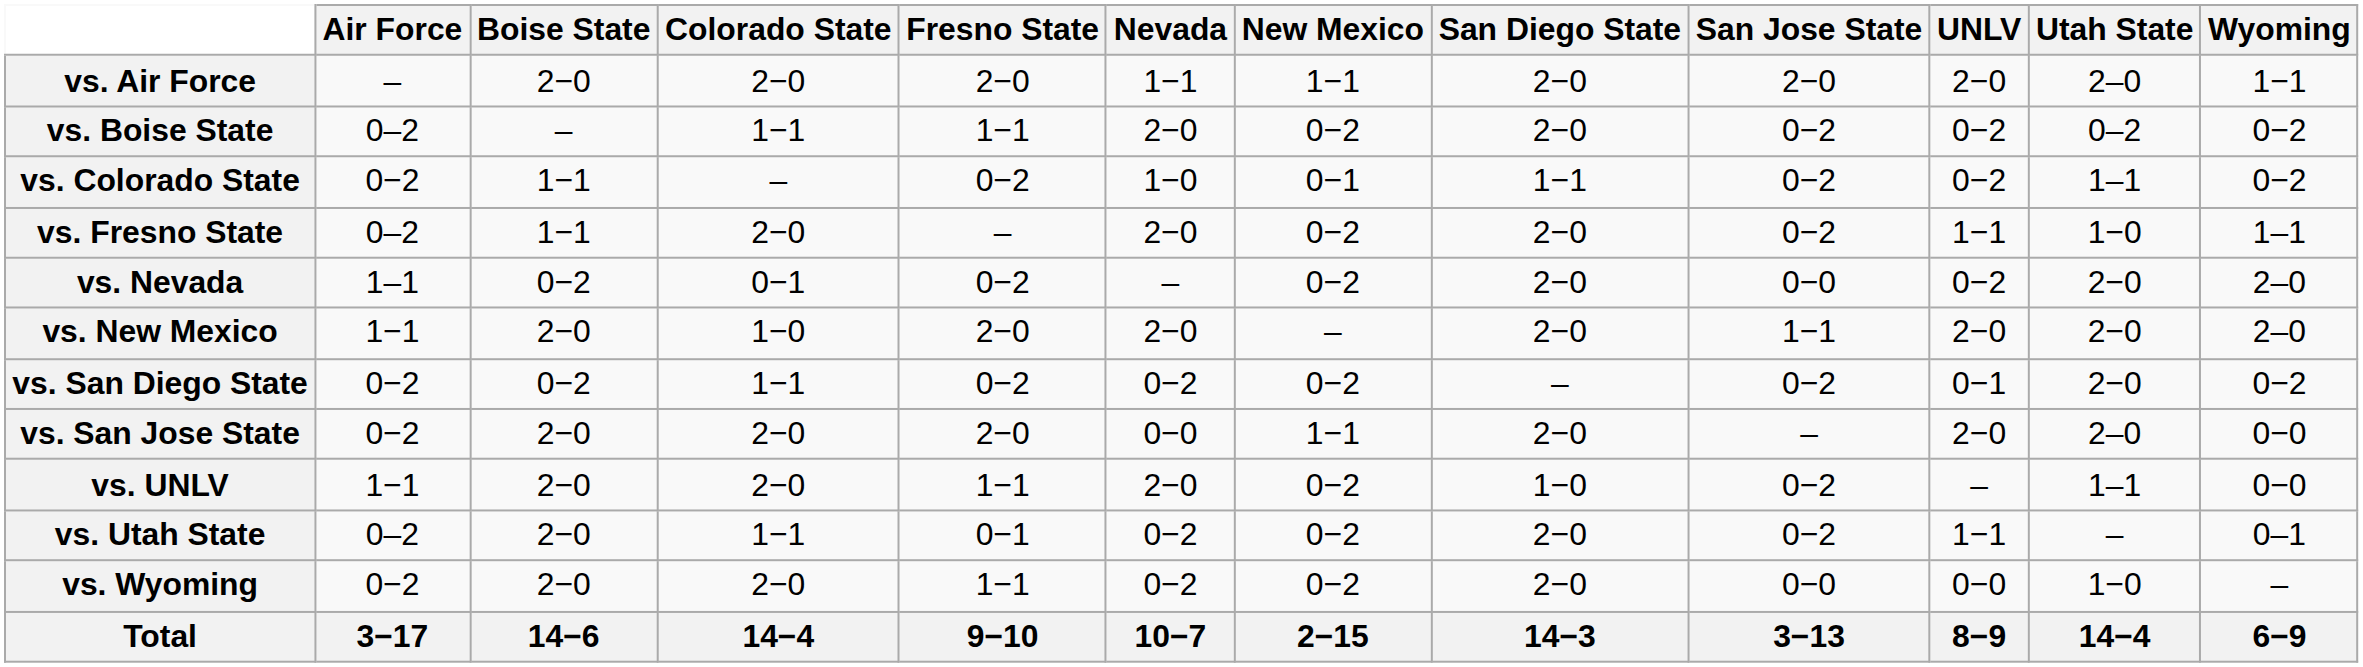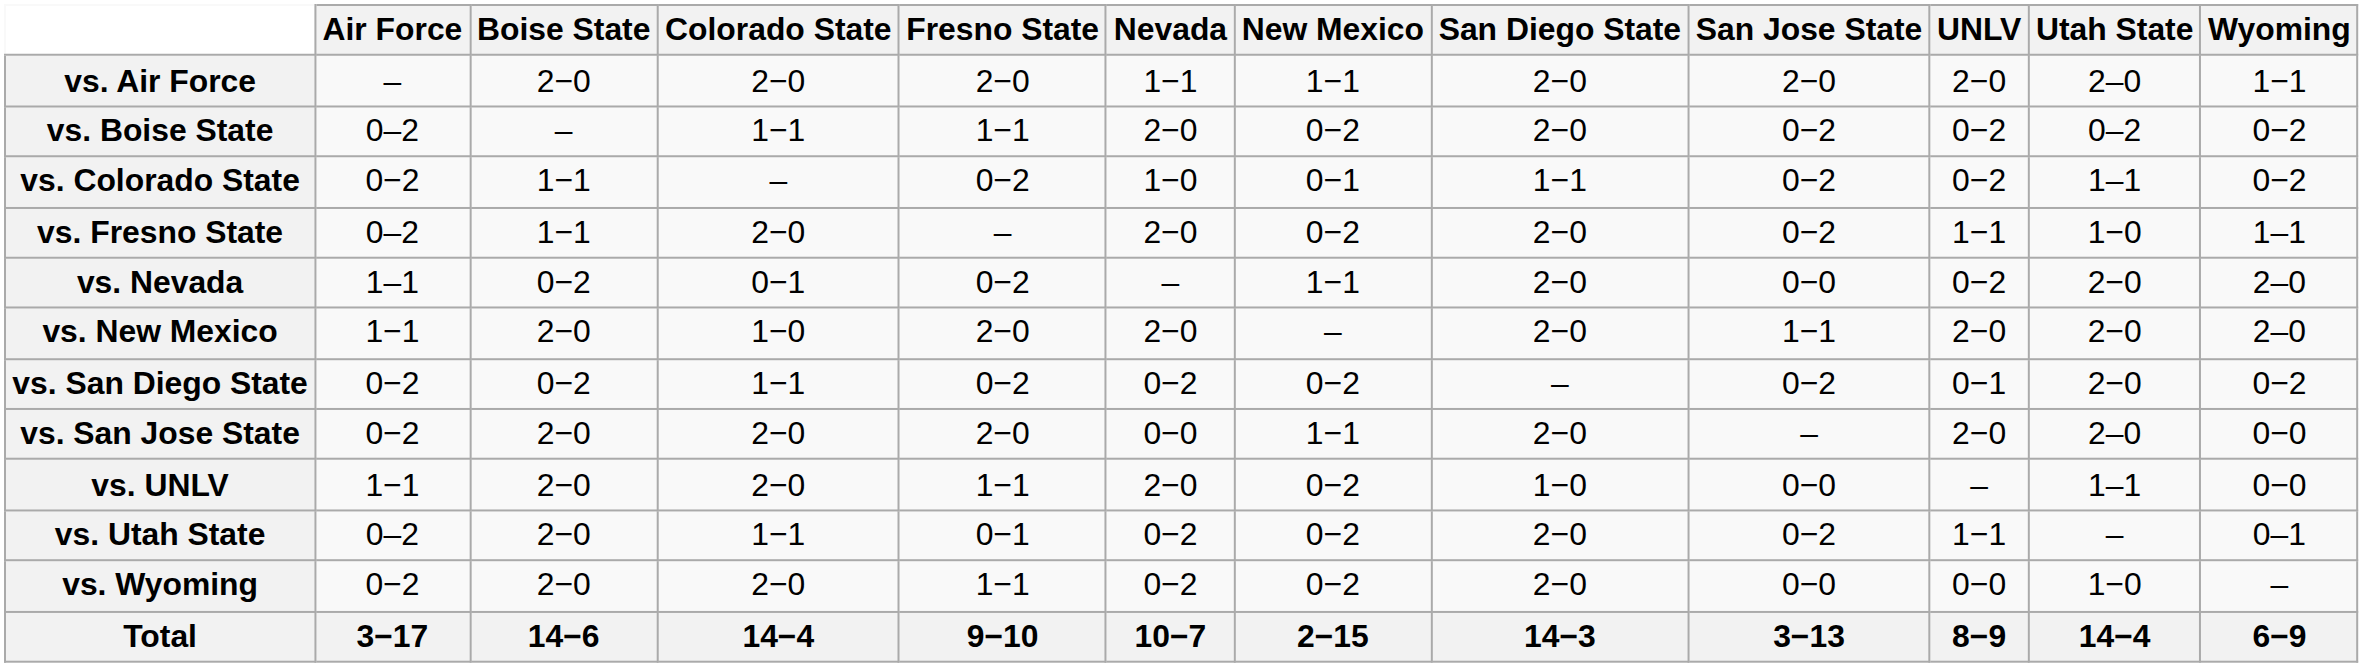(1333, 282) 0−2 -> (1333, 282) 1−1
(1809, 484) 0−2 -> (1809, 484) 0−0
